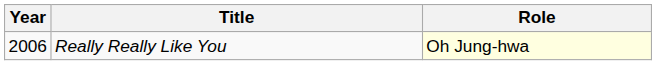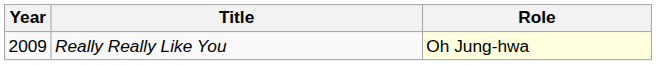(28, 45) 2006 -> (28, 45) 2009
